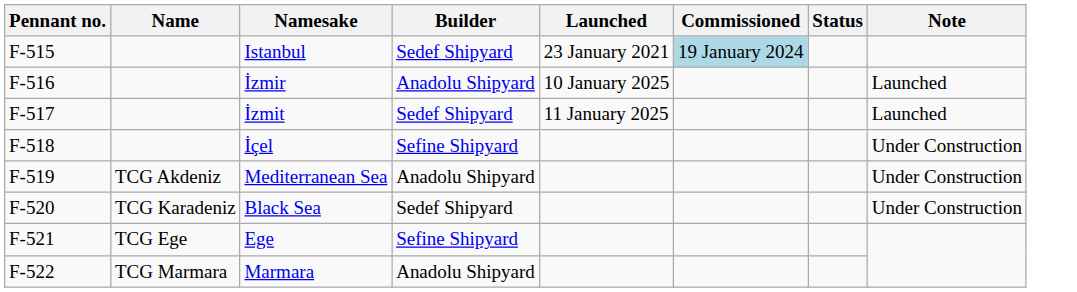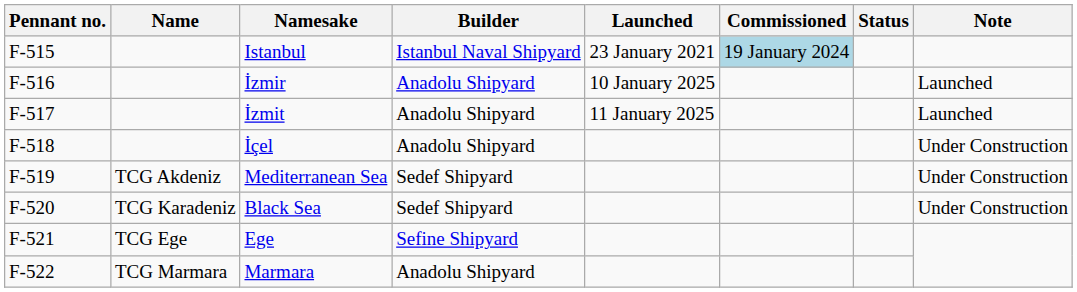(454, 51) Sedef Shipyard -> (488, 51) Istanbul Naval Shipyard
(454, 114) Sedef Shipyard -> (466, 114) Anadolu Shipyard
(457, 145) Sefine Shipyard -> (466, 145) Anadolu Shipyard
(466, 176) Anadolu Shipyard -> (454, 176) Sedef Shipyard
